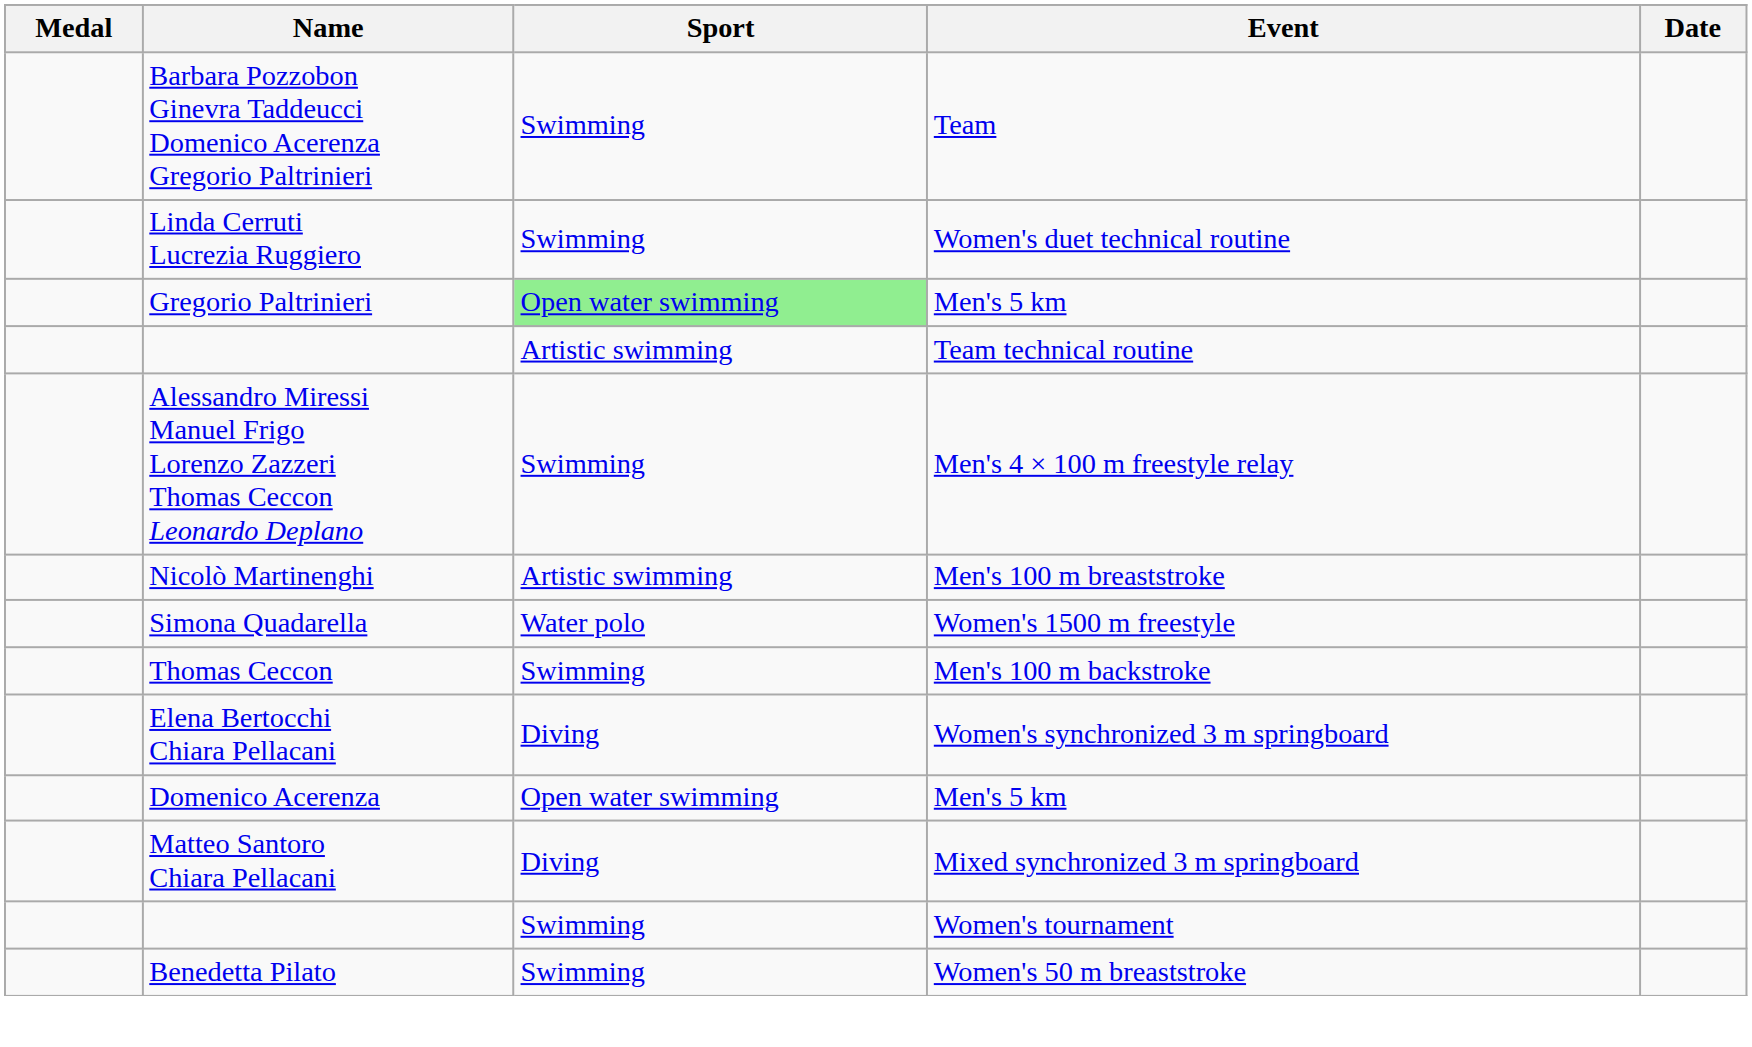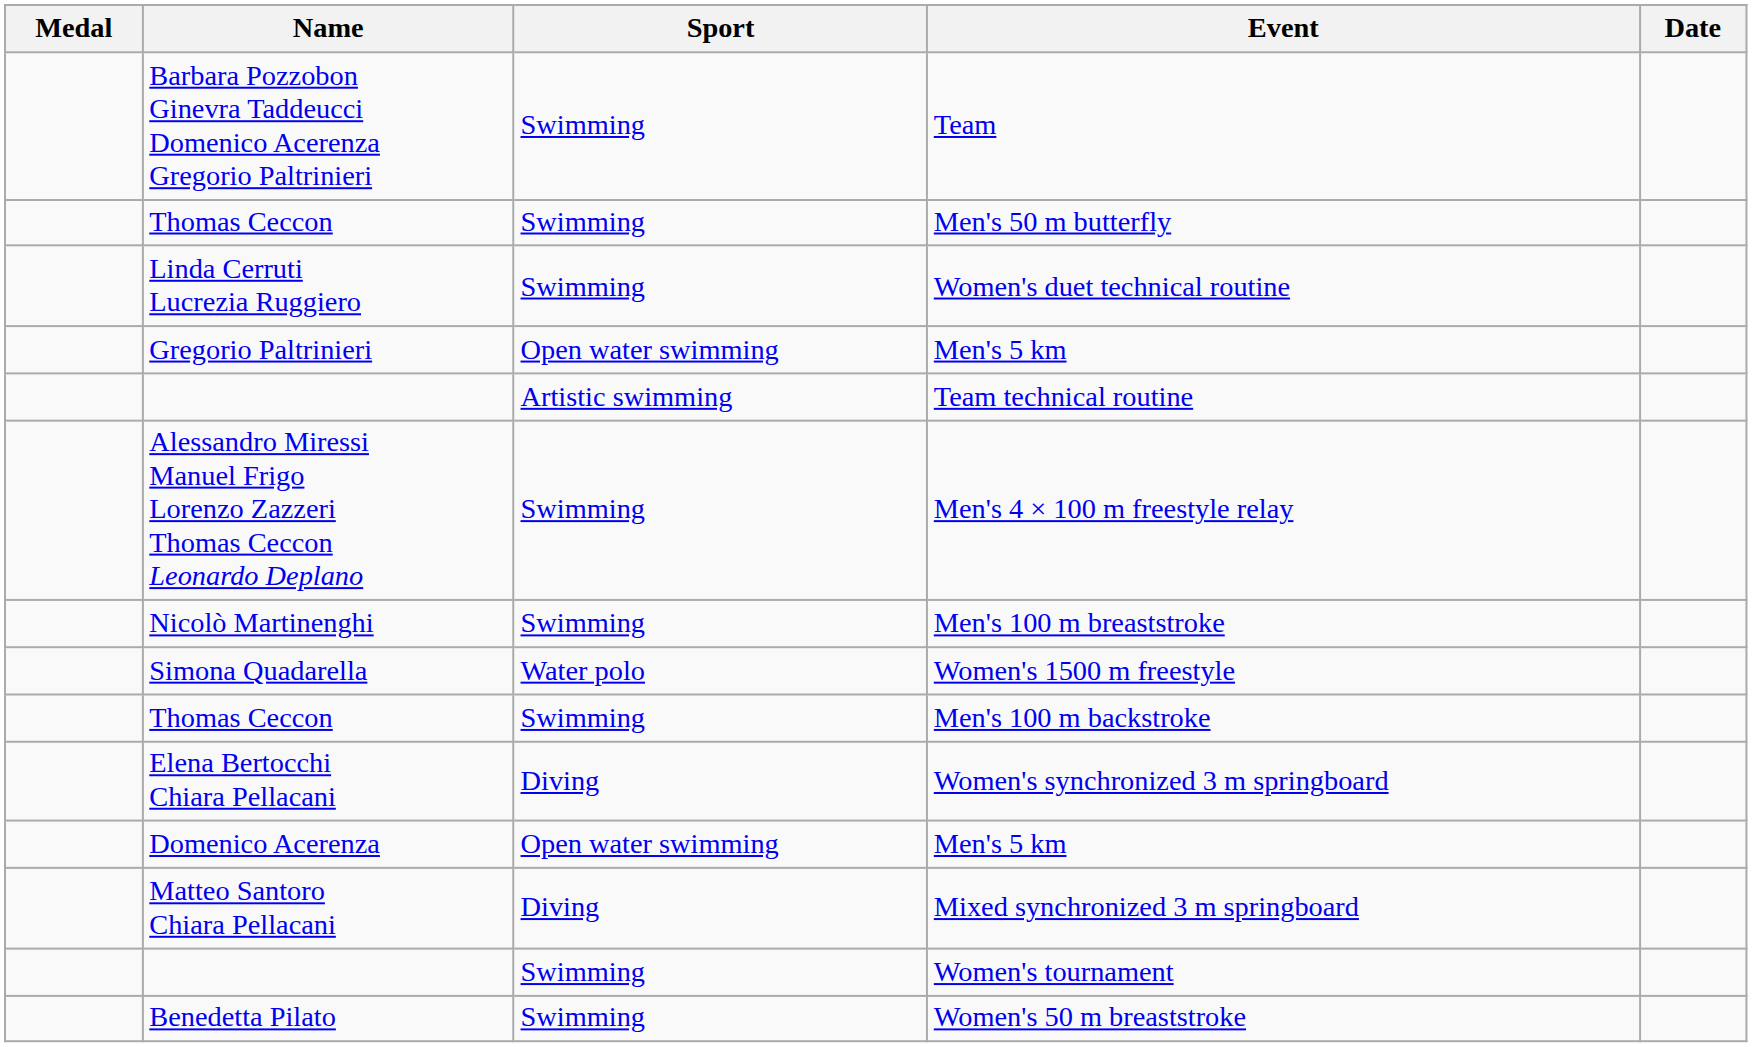+ row: (241, 222)
(650, 302) lightgreen background -> (650, 349) no background
(626, 576) Artistic swimming -> (583, 623) Swimming
